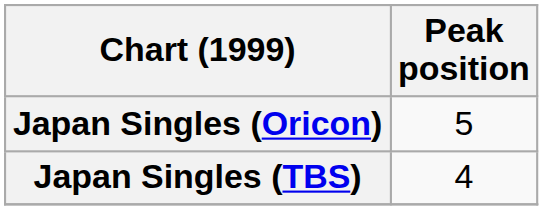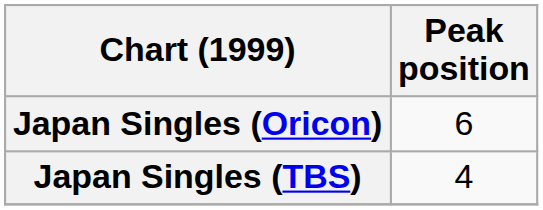(464, 123) 5 -> (464, 123) 6
